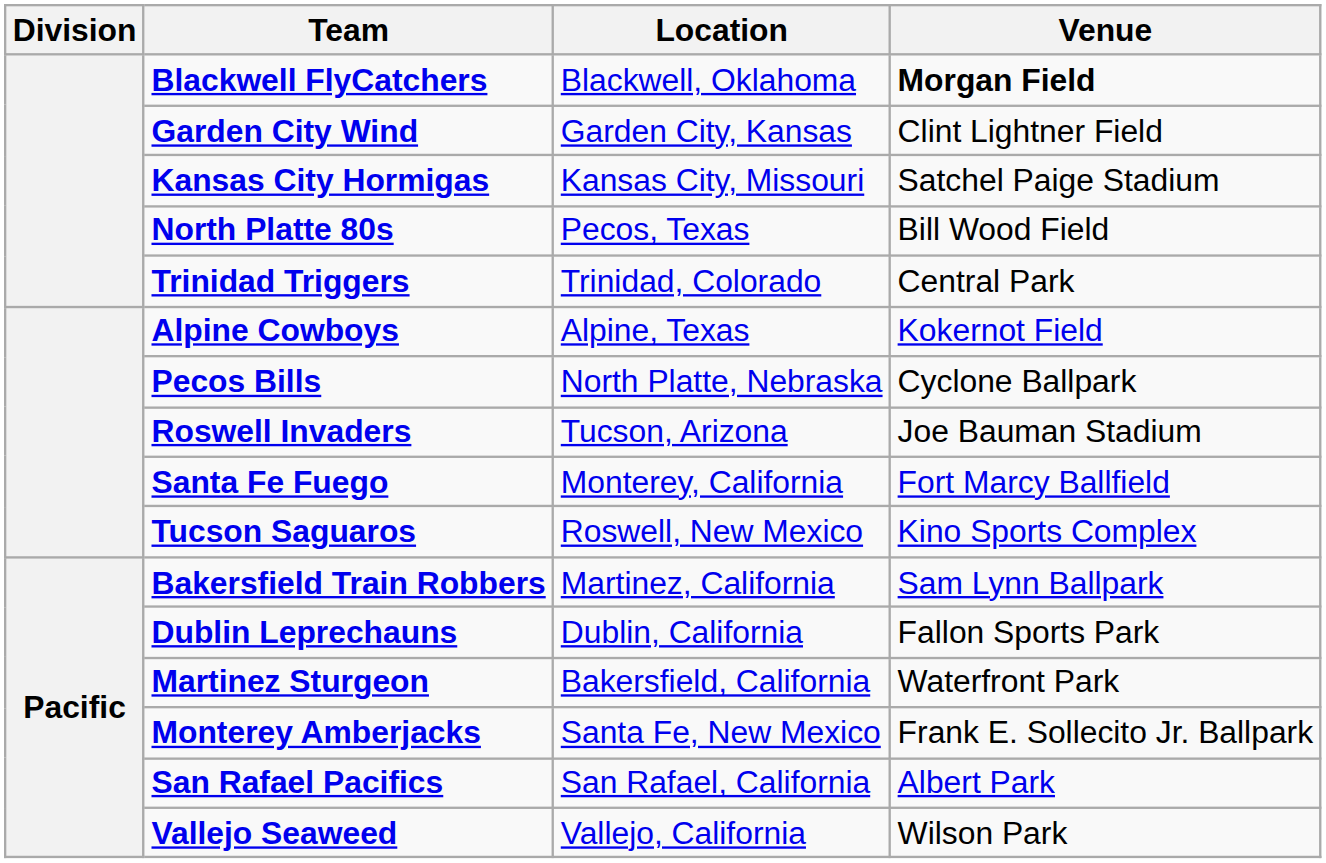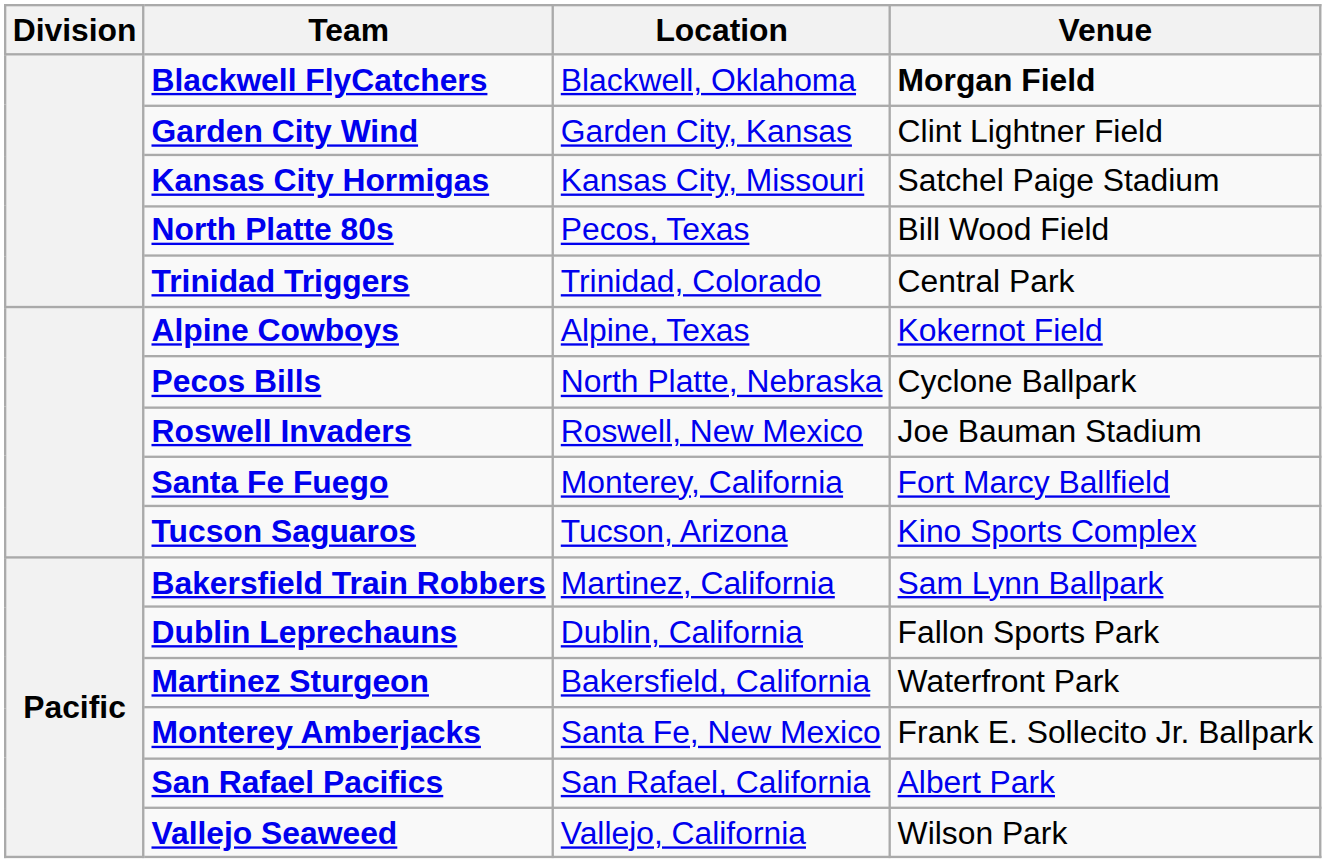(674, 431) Tucson, Arizona -> (712, 431) Roswell, New Mexico
(712, 531) Roswell, New Mexico -> (674, 531) Tucson, Arizona
